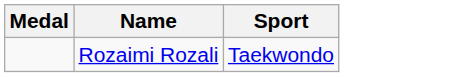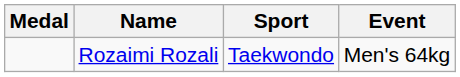+ column: (397, 21)
